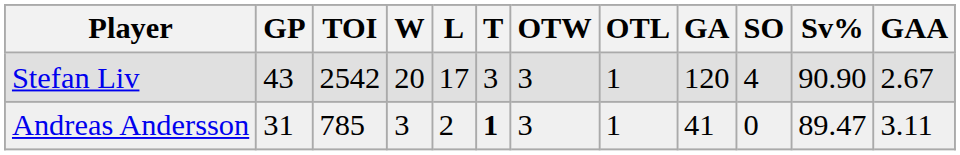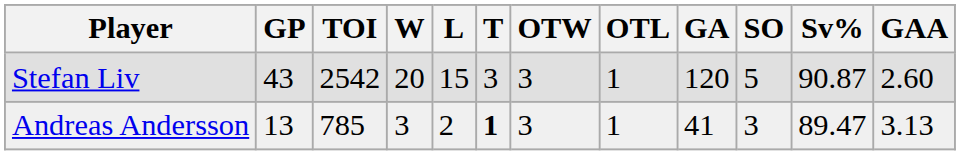(454, 76) 17 -> (454, 76) 15
(751, 76) 4 -> (751, 76) 5
(832, 76) 90.90 -> (832, 76) 90.87
(907, 76) 2.67 -> (907, 76) 2.60
(278, 125) 31 -> (278, 125) 13
(751, 125) 0 -> (751, 125) 3
(907, 125) 3.11 -> (907, 125) 3.13
